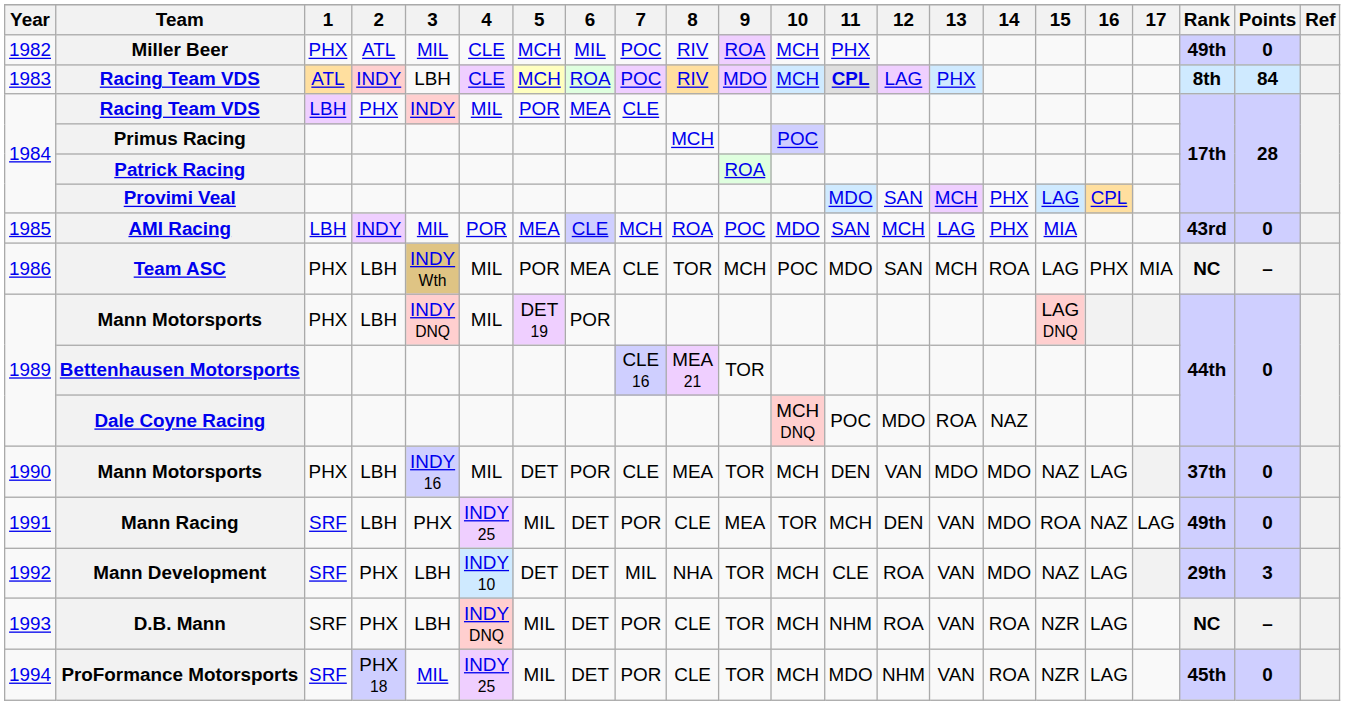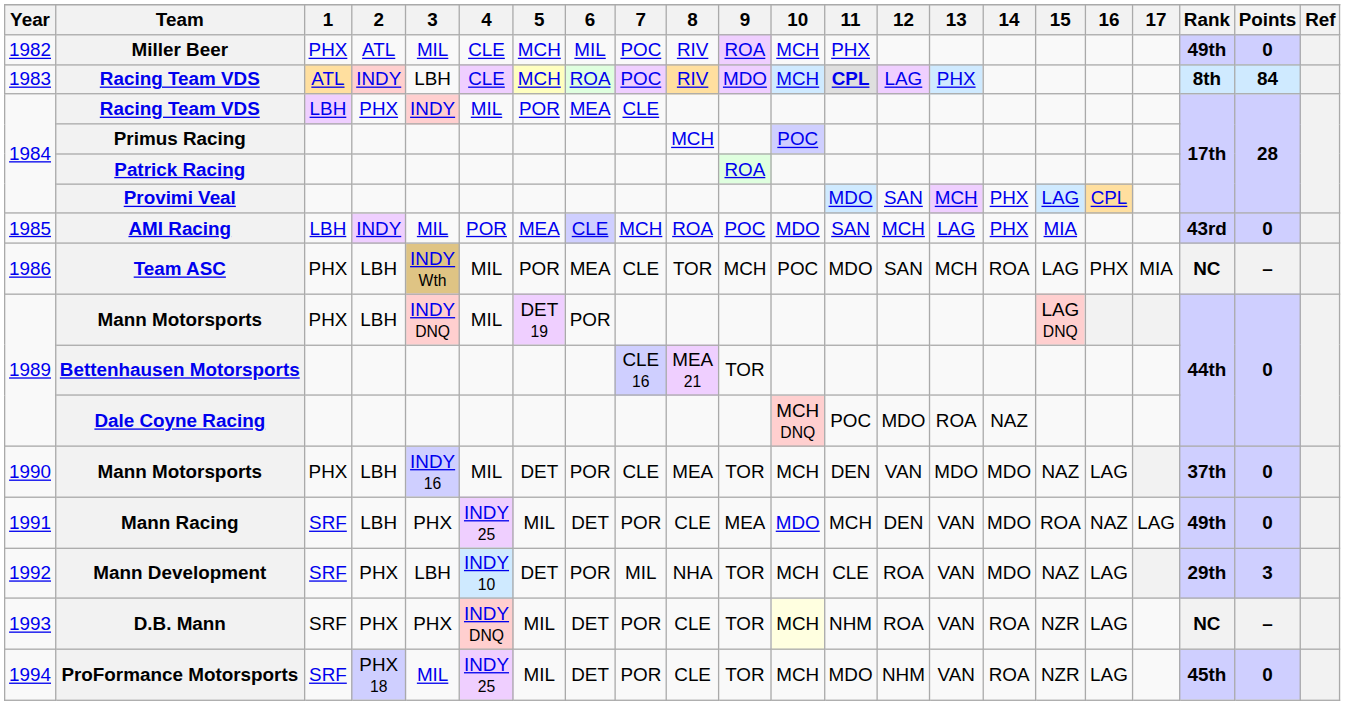(798, 523) TOR -> (798, 523) MDO
(590, 573) DET -> (590, 573) POR
(433, 624) LBH -> (433, 624) PHX
(798, 624) no background -> (798, 624) lightyellow background
